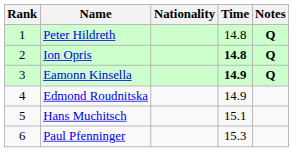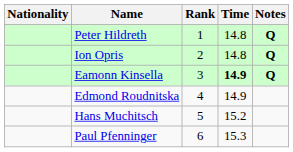columns swapped: (22, 14) <-> (185, 14)
(235, 55) bold -> (235, 55) normal
(235, 116) 15.1 -> (235, 116) 15.2
